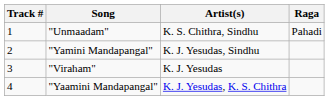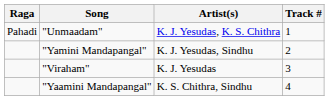columns swapped: (25, 13) <-> (307, 13)
(211, 32) K. S. Chithra, Sindhu -> (218, 32) K. J. Yesudas, K. S. Chithra
(225, 87) K. J. Yesudas, K. S. Chithra -> (204, 87) K. S. Chithra, Sindhu
